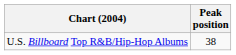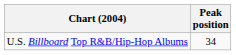(211, 41) 38 -> (211, 41) 34
